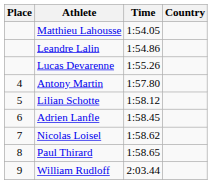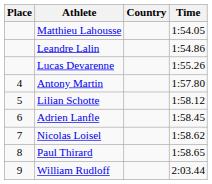columns swapped: (185, 13) <-> (143, 13)
